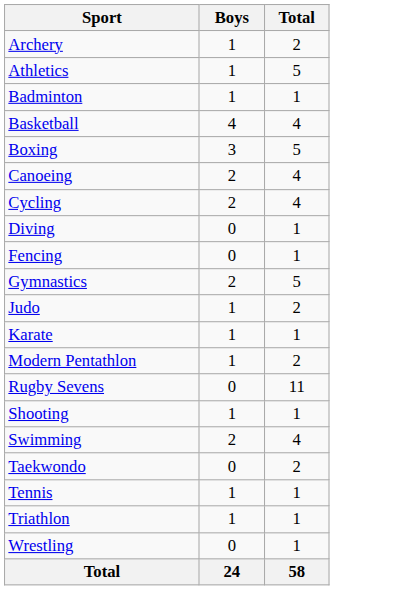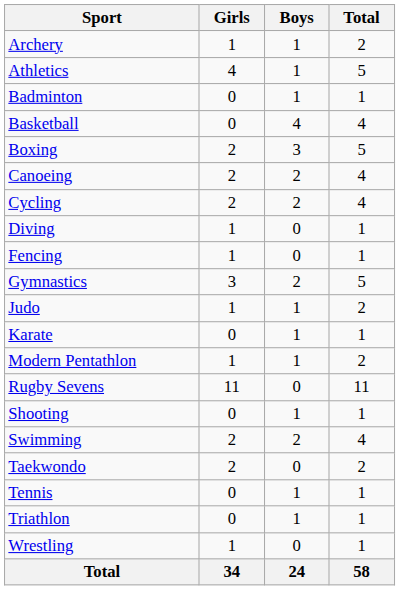+ column: (232, 17)
